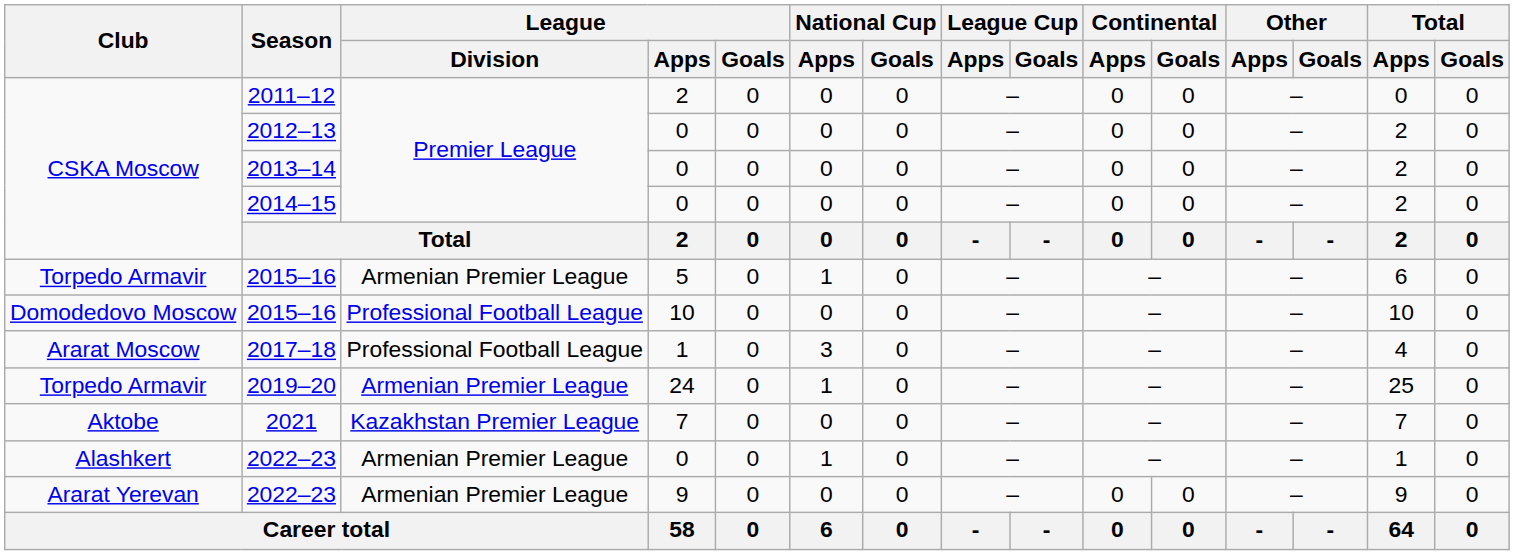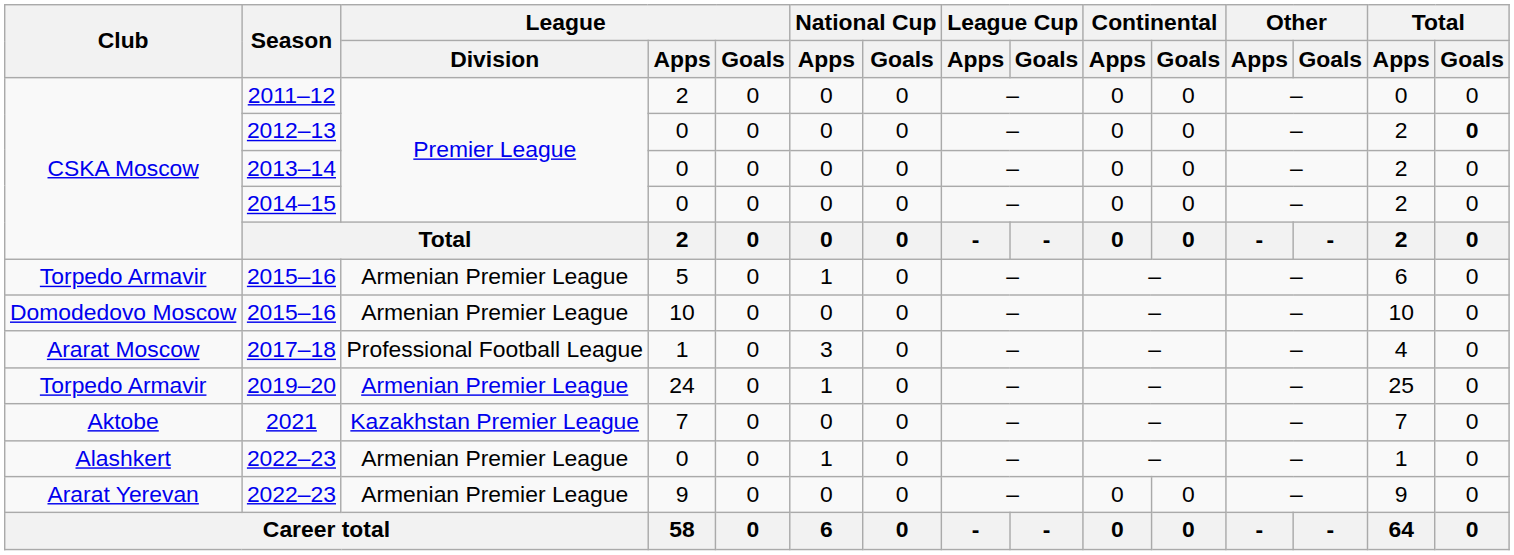(1472, 131) normal -> (1472, 131) bold
(495, 312) Professional Football League -> (495, 312) Armenian Premier League
